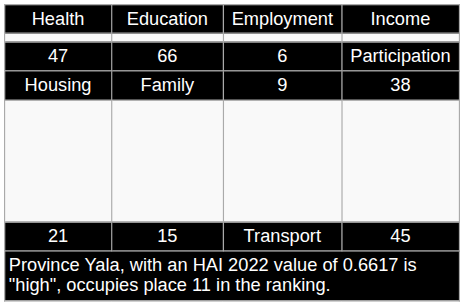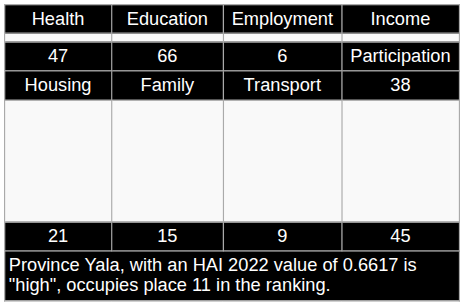(282, 85) 9 -> (282, 85) Transport
(282, 236) Transport -> (282, 236) 9
